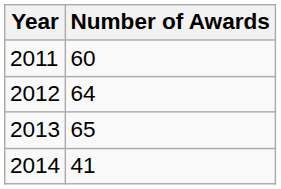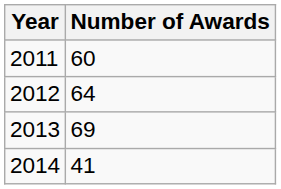(83, 129) 65 -> (83, 129) 69
